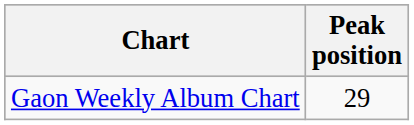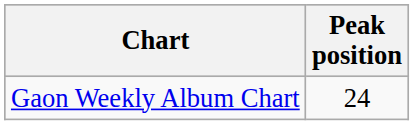(357, 97) 29 -> (357, 97) 24
